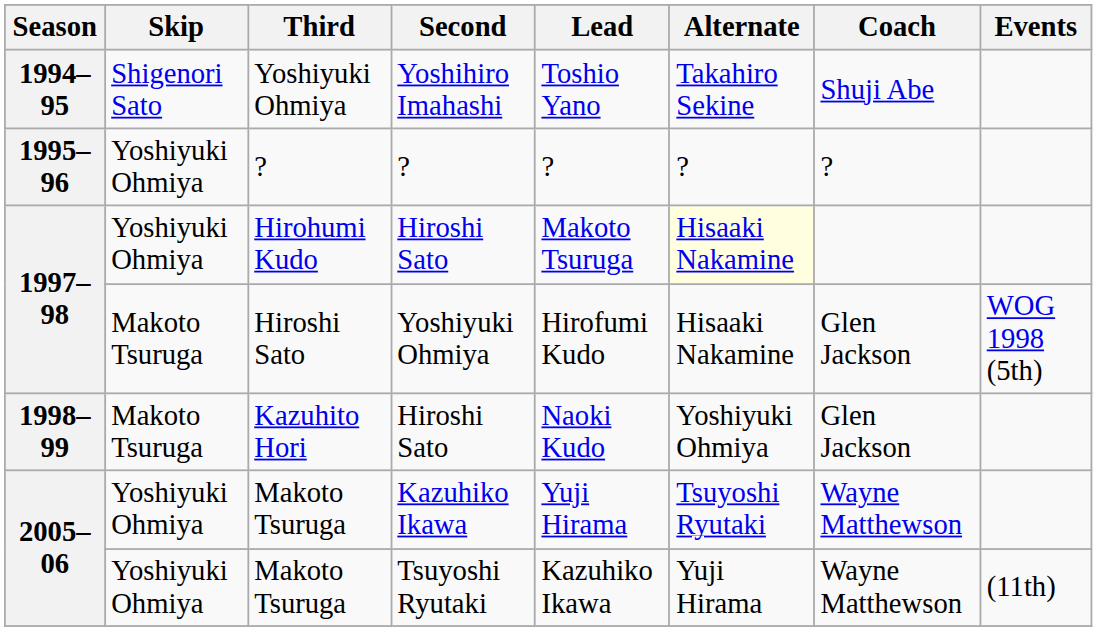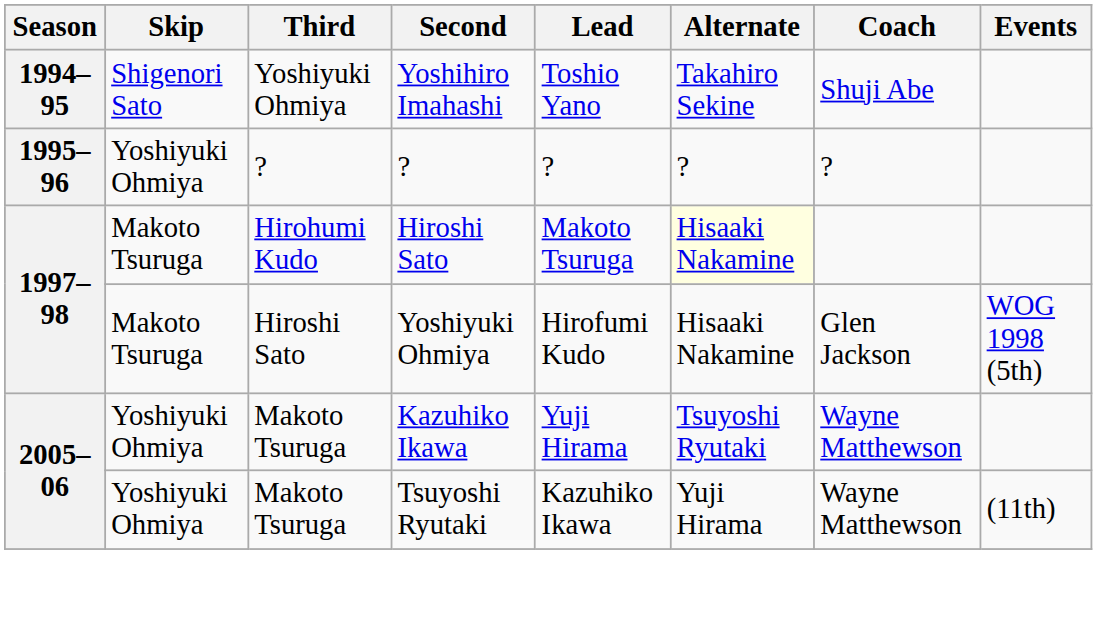(169, 244) Yoshiyuki Ohmiya -> (157, 244) Makoto Tsuruga
- row: (307, 431)
